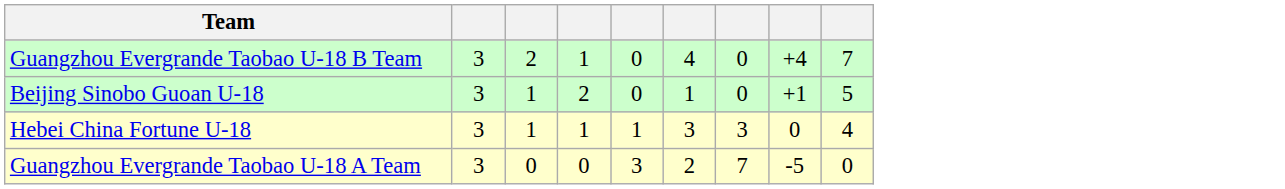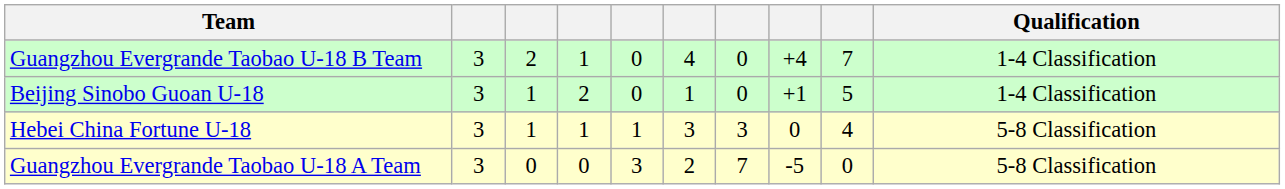+ column: (1076, 22)
